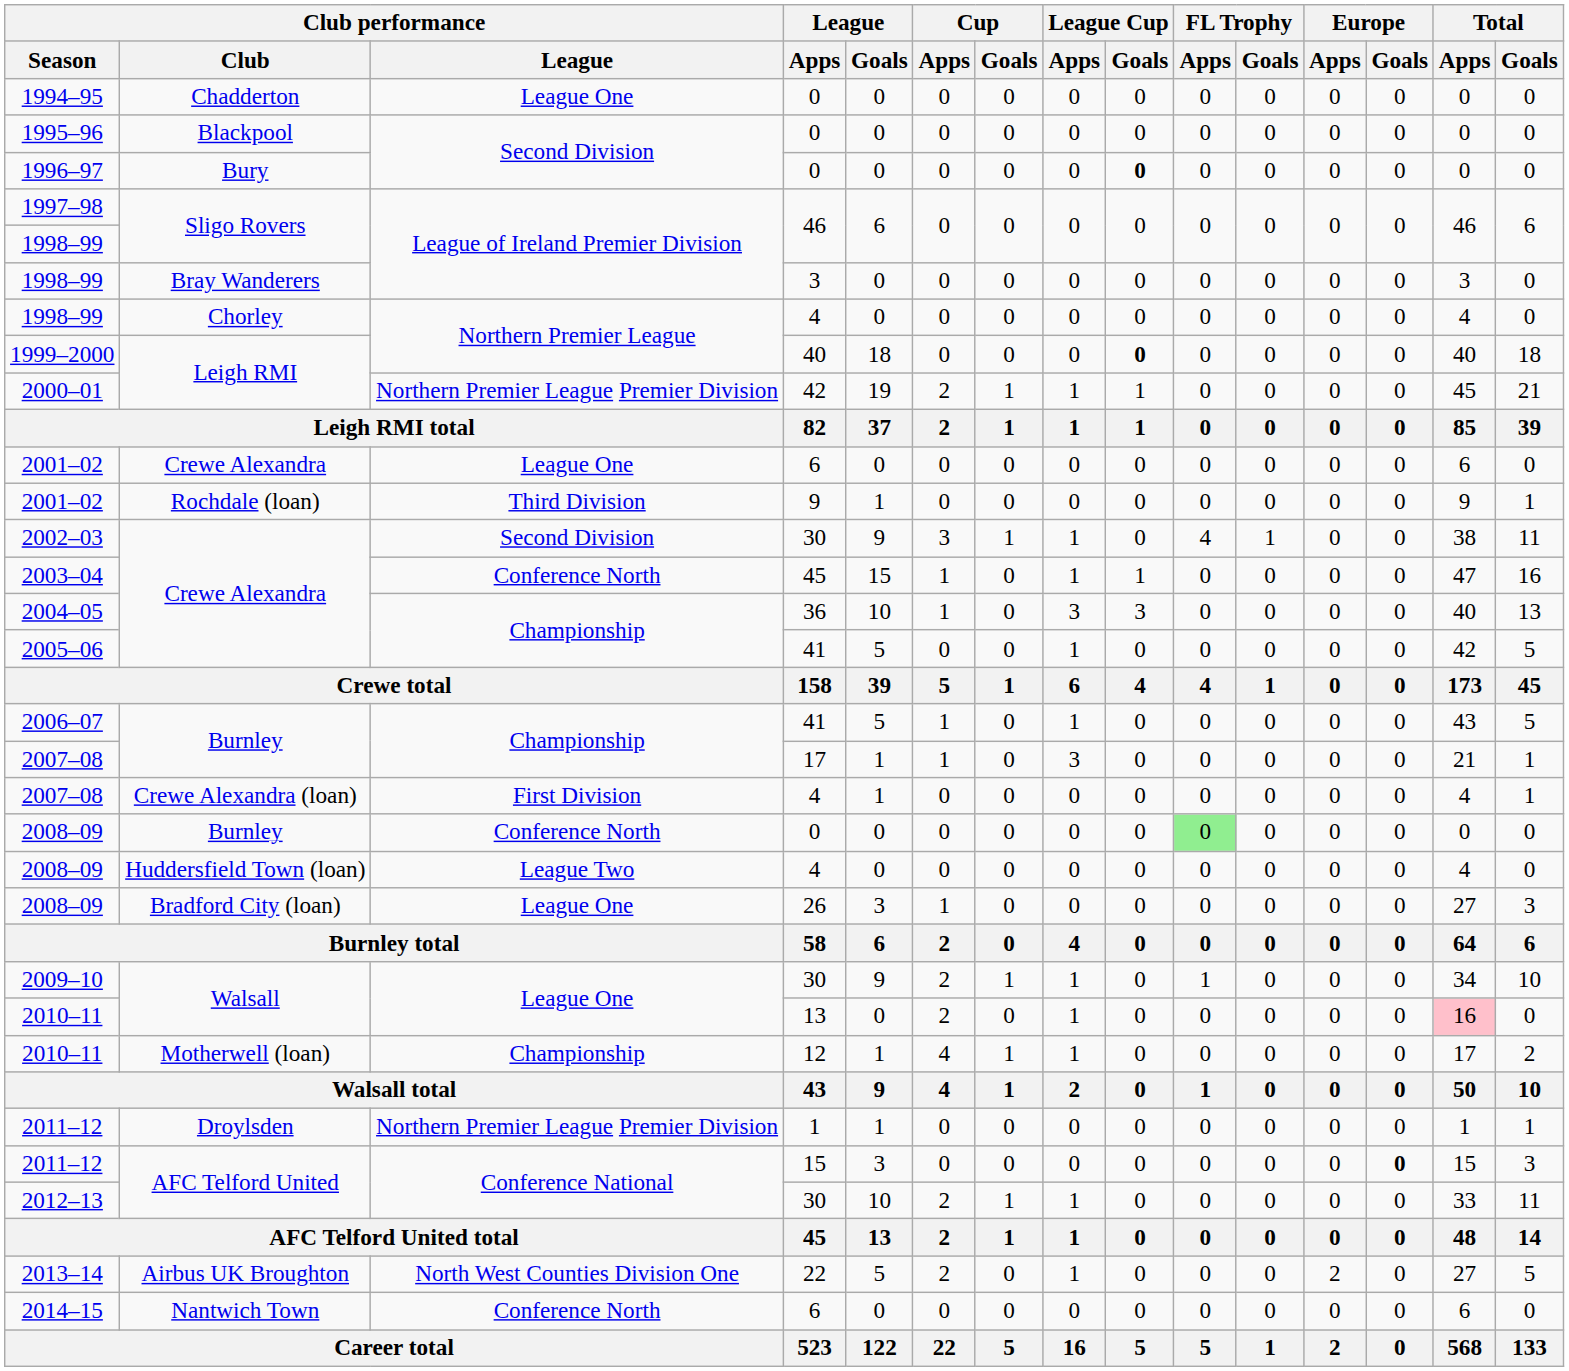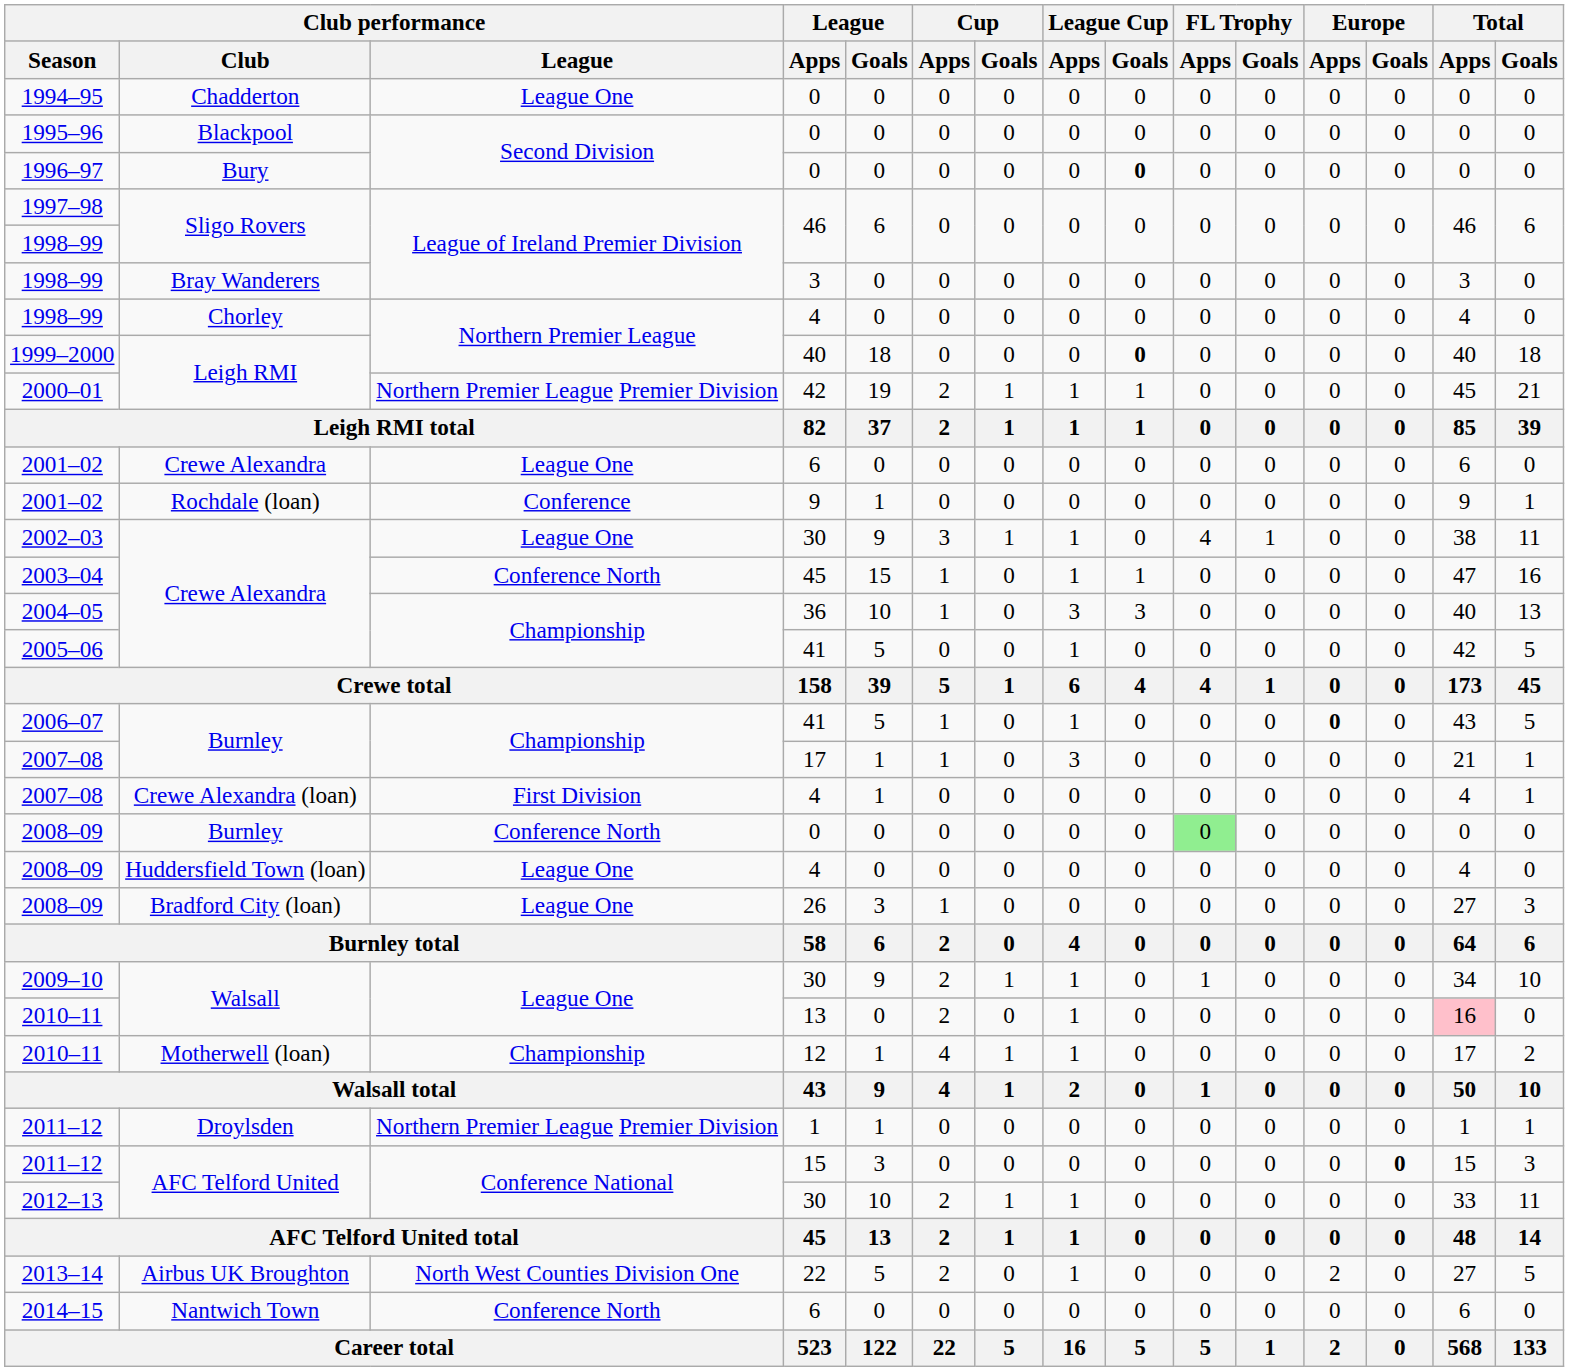(577, 501) Third Division -> (577, 501) Conference
(577, 538) Second Division -> (577, 538) League One
(1335, 721) normal -> (1335, 721) bold
(577, 869) League Two -> (577, 869) League One
